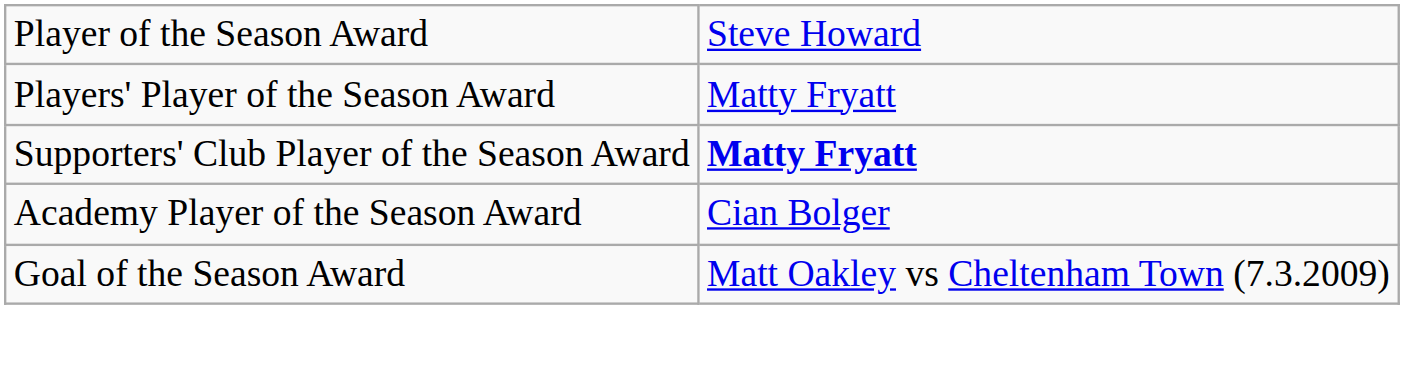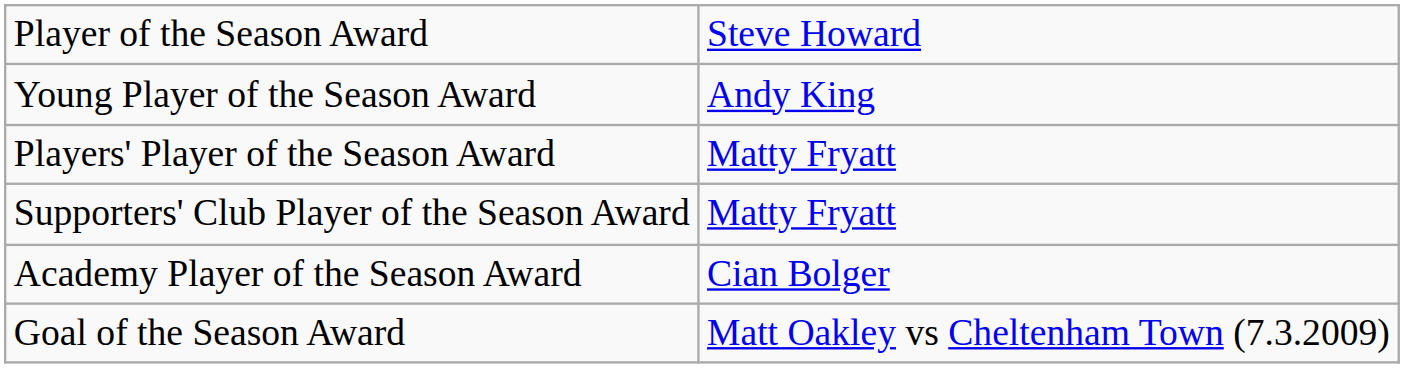+ row: (275, 93)
(812, 153) bold -> (802, 213) normal
